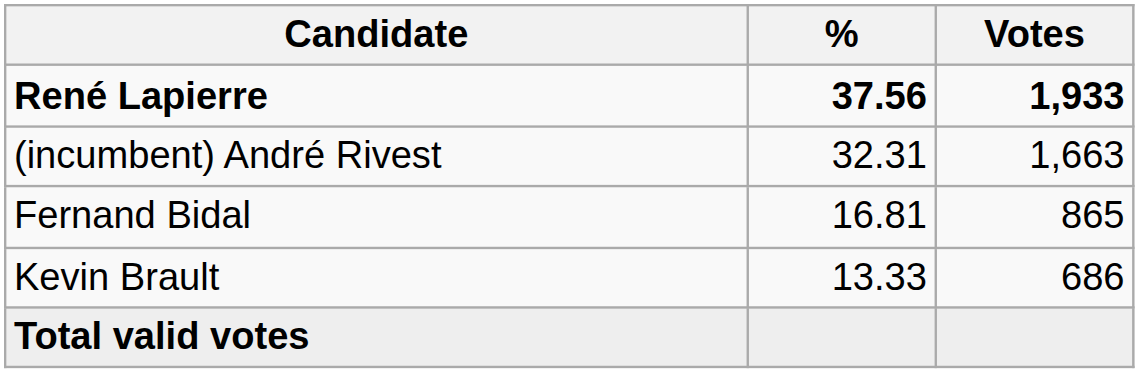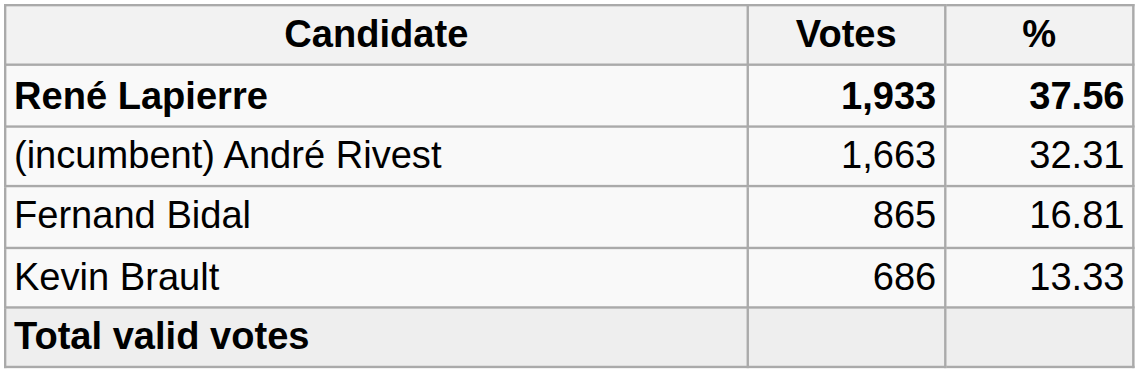columns swapped: (1035, 34) <-> (842, 34)
